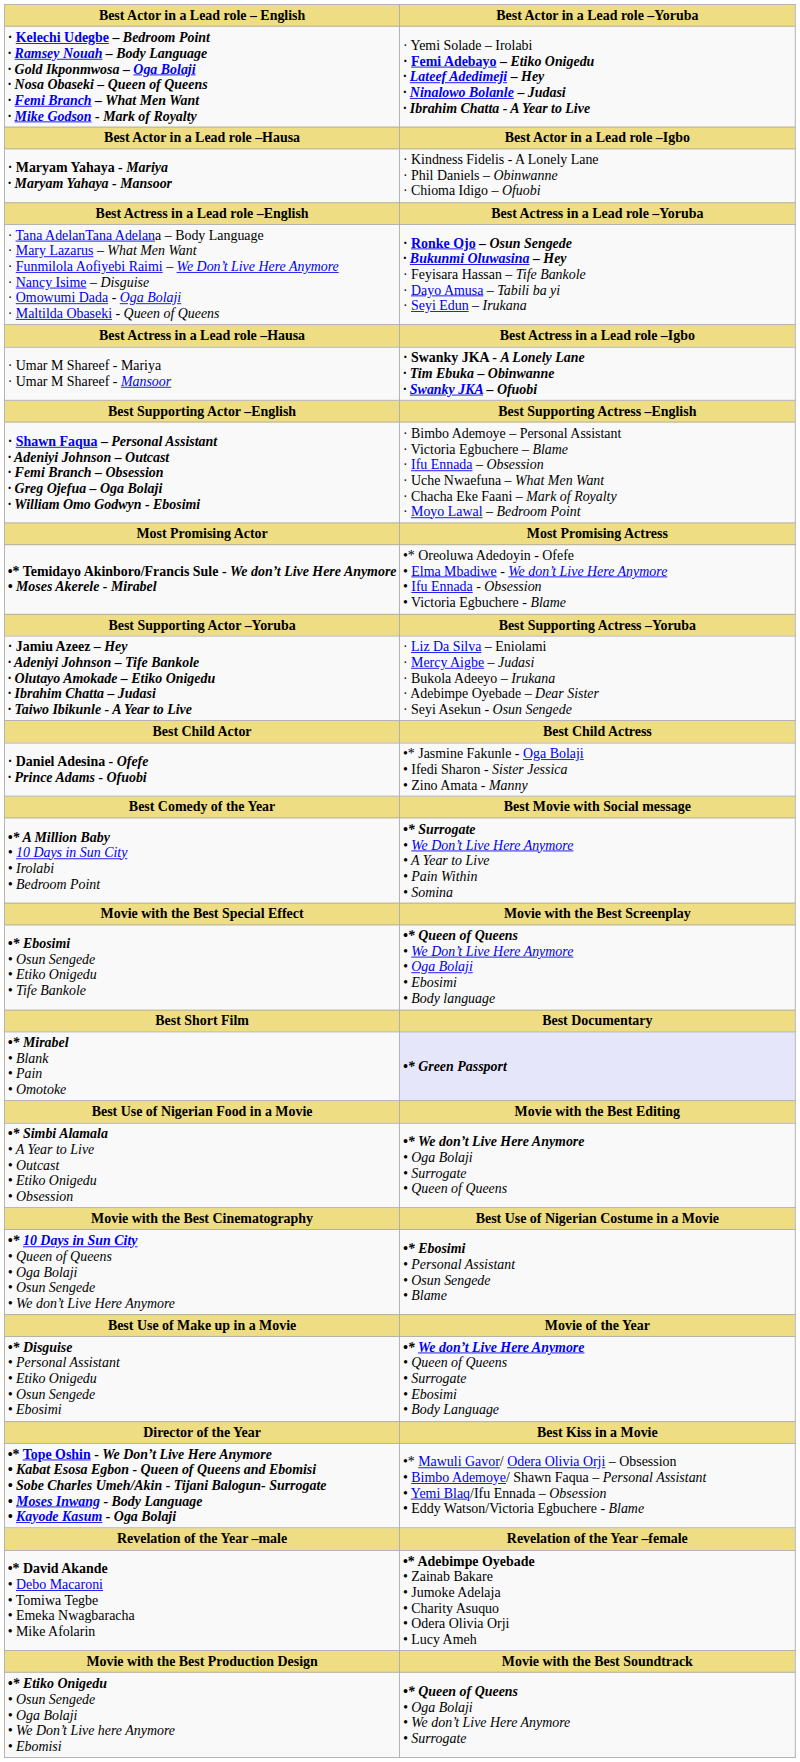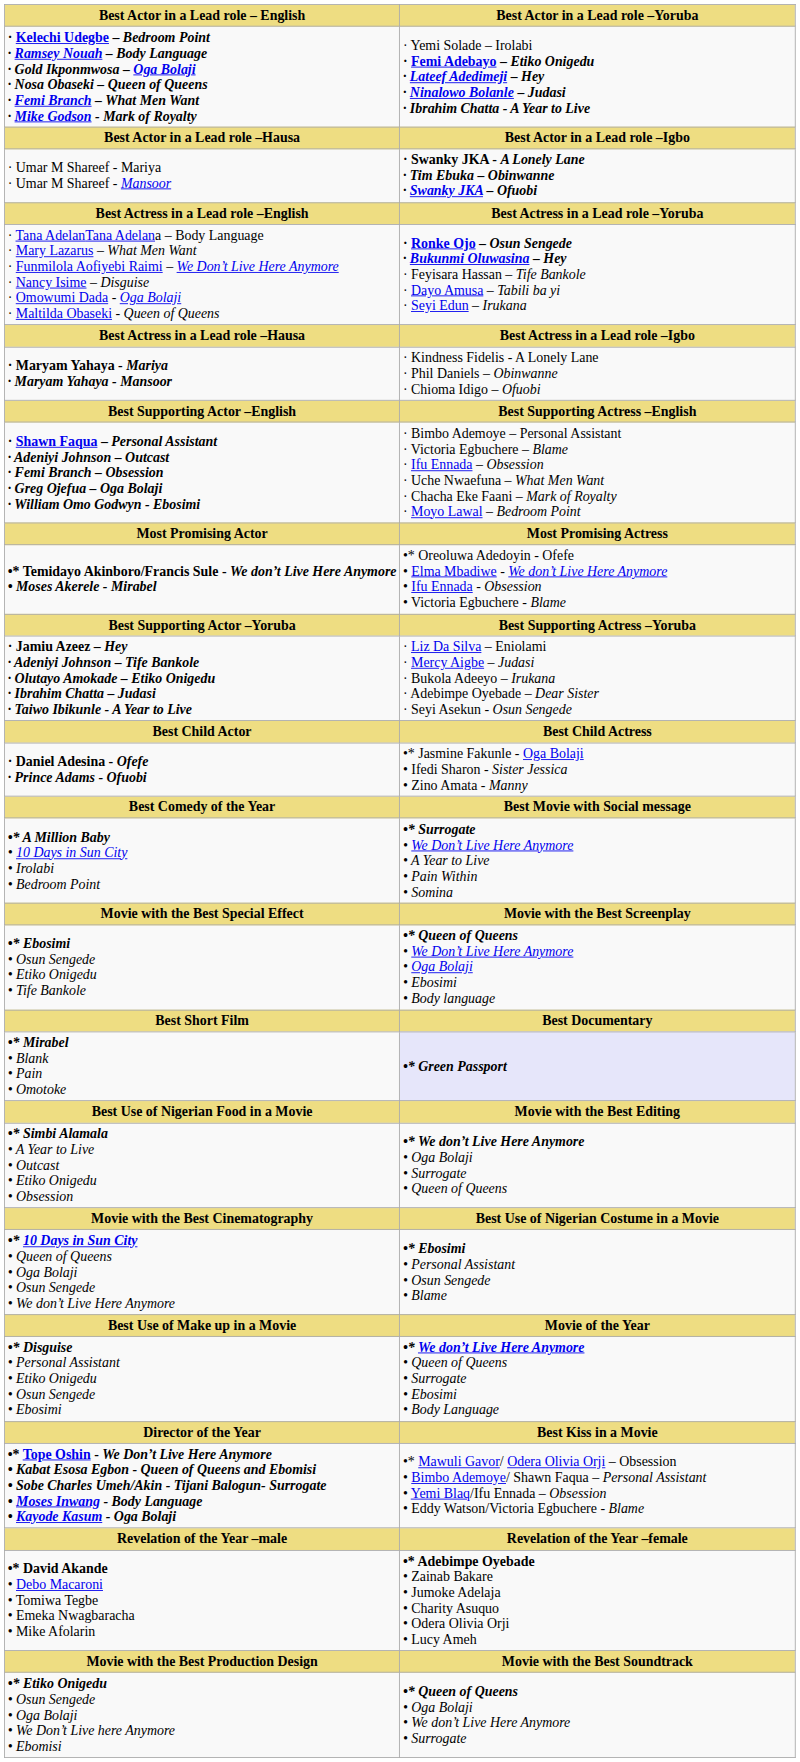rows swapped: (89, 373) <-> (90, 175)
